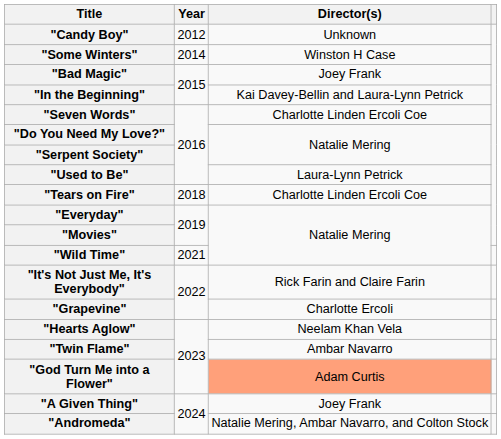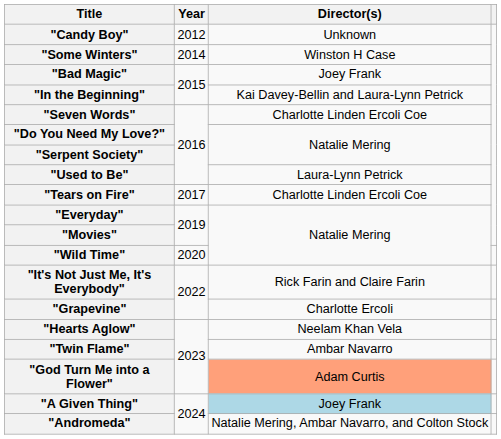(192, 194) 2018 -> (192, 194) 2017
(192, 255) 2021 -> (192, 255) 2020
(350, 403) no background -> (350, 403) lightblue background
